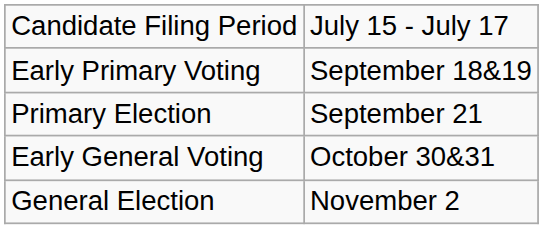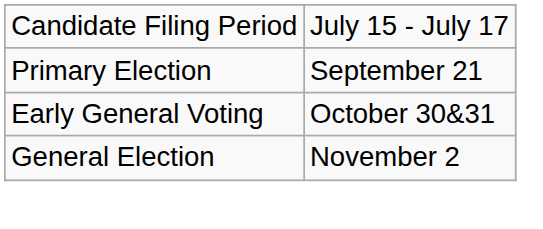- row: (136, 69)
